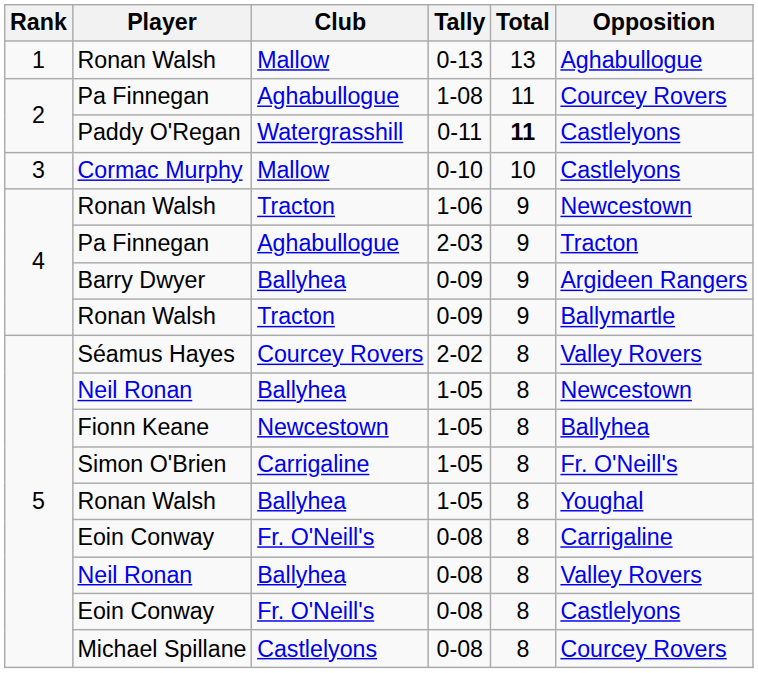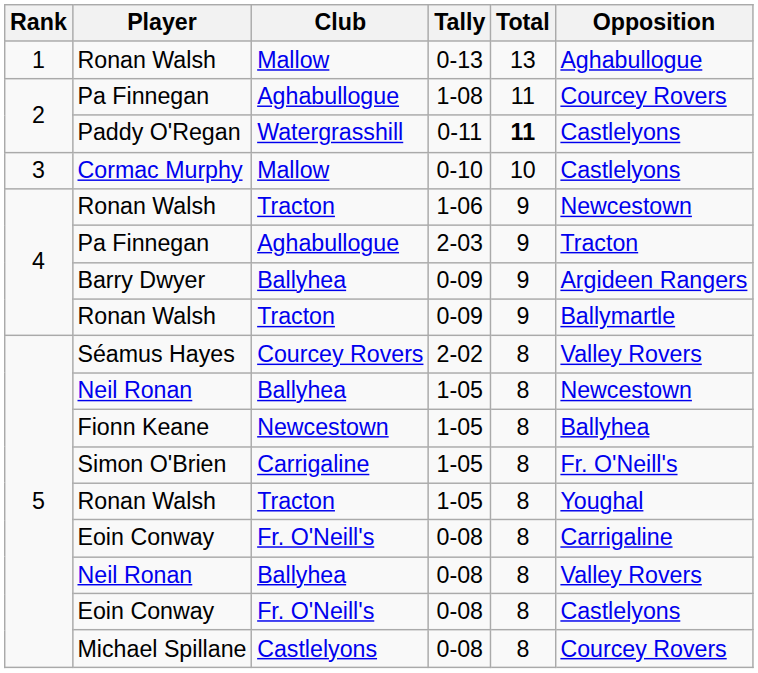(302, 501) Ballyhea -> (296, 501) Tracton
